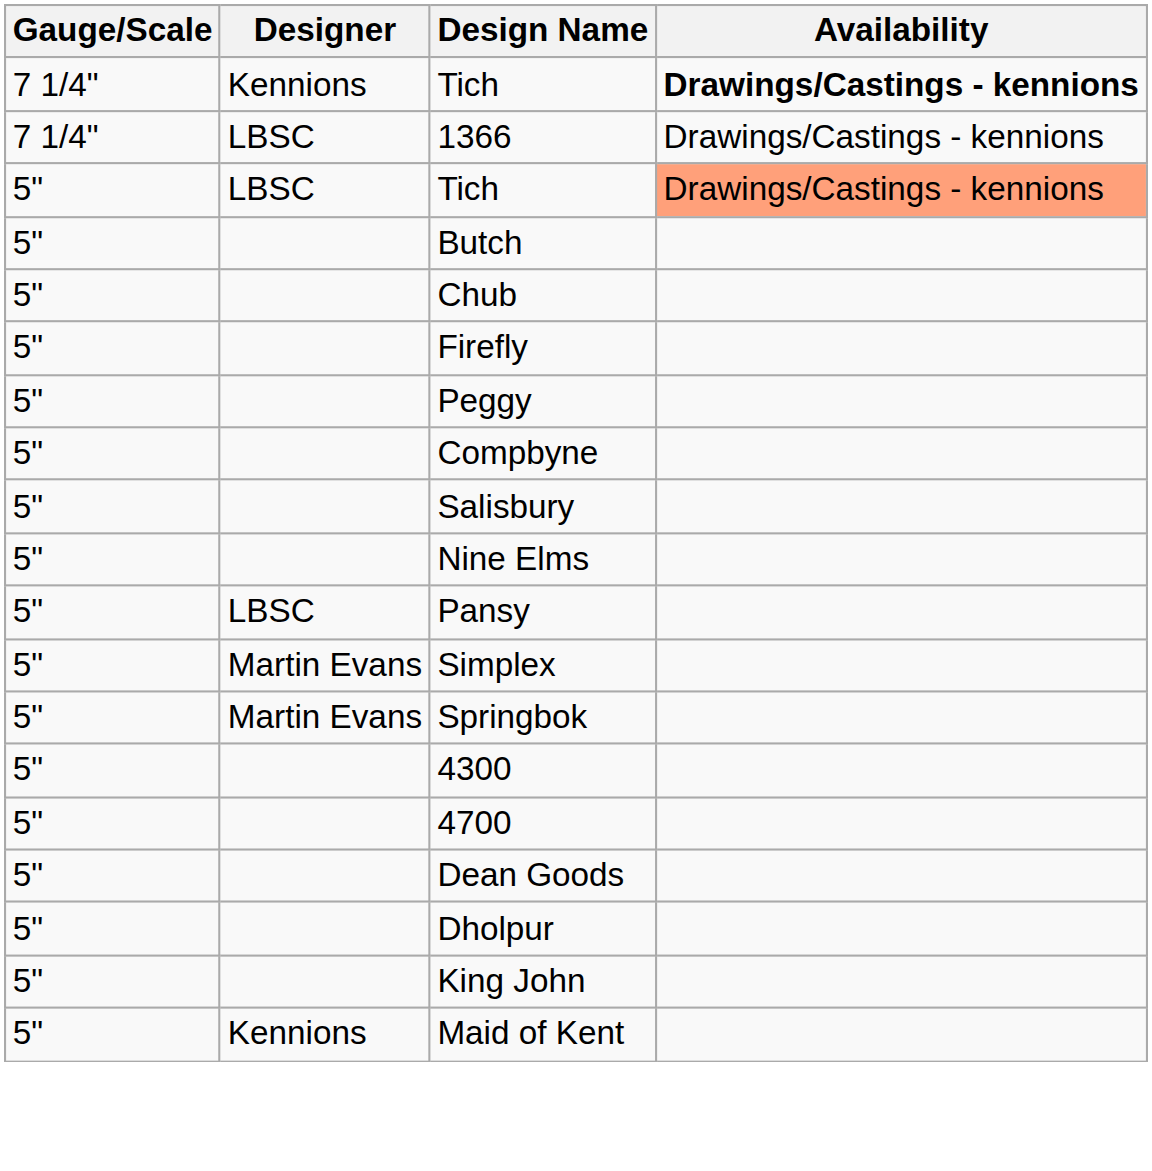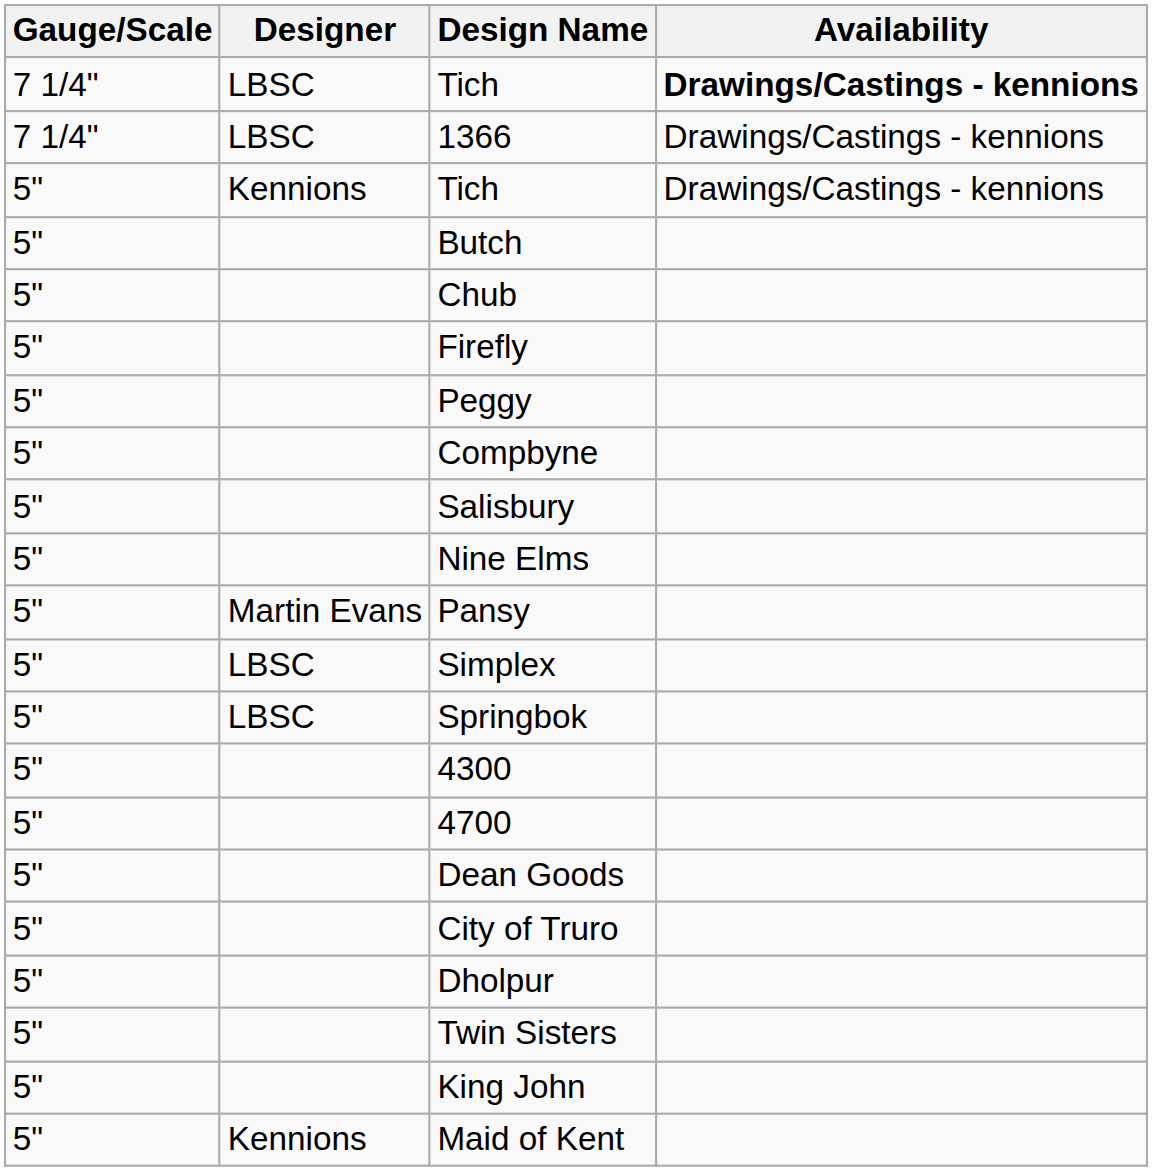(297, 83) Kennions -> (271, 83) LBSC
(271, 189) LBSC -> (297, 189) Kennions
(884, 189) lightsalmon background -> (884, 189) no background
(271, 611) LBSC -> (325, 611) Martin Evans
(325, 664) Martin Evans -> (271, 664) LBSC
(325, 717) Martin Evans -> (271, 717) LBSC
+ row: (28, 928)
+ row: (28, 1033)
